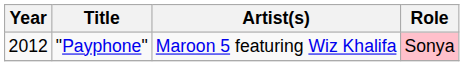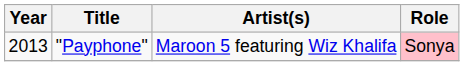(28, 46) 2012 -> (28, 46) 2013
